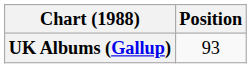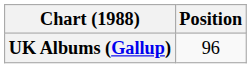(211, 47) 93 -> (211, 47) 96
